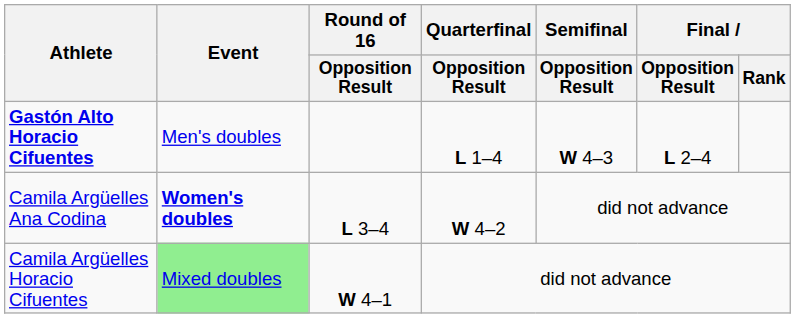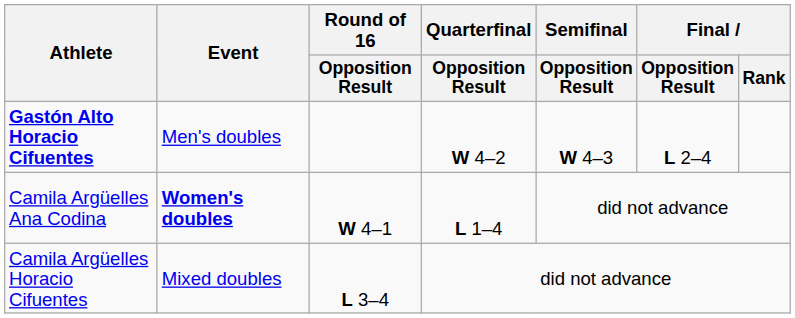(479, 158) L 1–4 -> (479, 158) W 4–2
(365, 229) L 3–4 -> (365, 229) W 4–1
(479, 229) W 4–2 -> (479, 229) L 1–4
(222, 279) lightgreen background -> (222, 279) no background
(365, 299) W 4–1 -> (365, 299) L 3–4
